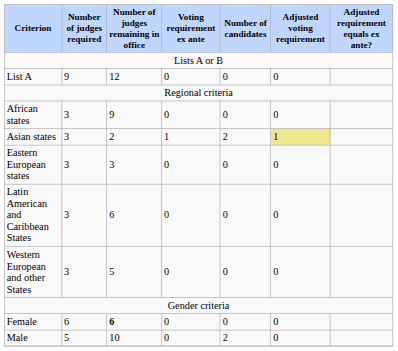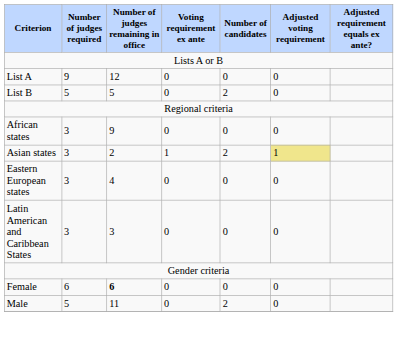+ row: (19, 92)
(112, 164) 3 -> (112, 180) 4
(112, 215) 6 -> (112, 231) 3
- row: (26, 272)
(114, 338) 10 -> (114, 303) 11
